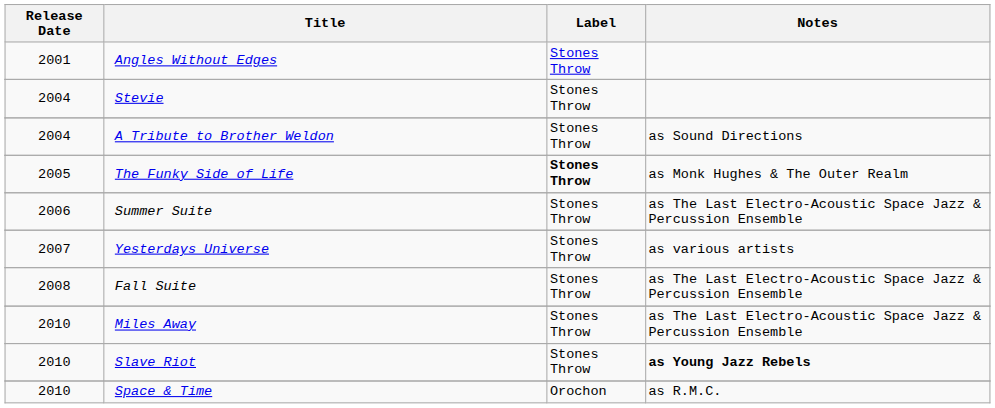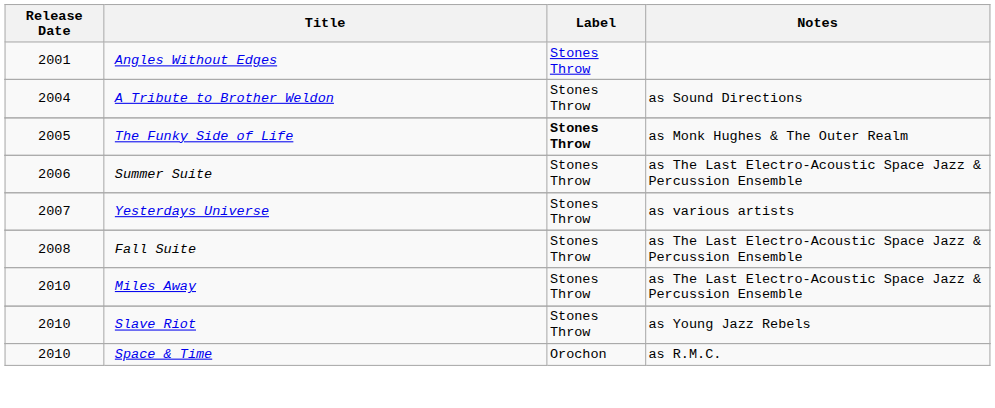- row: (135, 99)
(730, 362) bold -> (730, 324) normal
